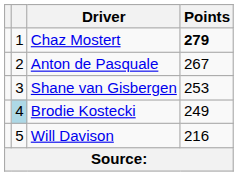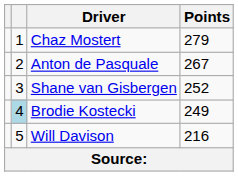(197, 40) bold -> (197, 40) normal
(197, 87) 253 -> (197, 87) 252
